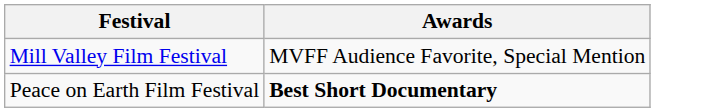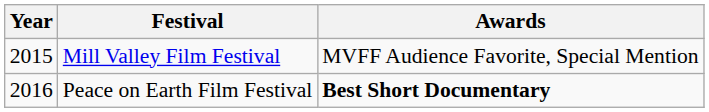+ column: (31, 21)
